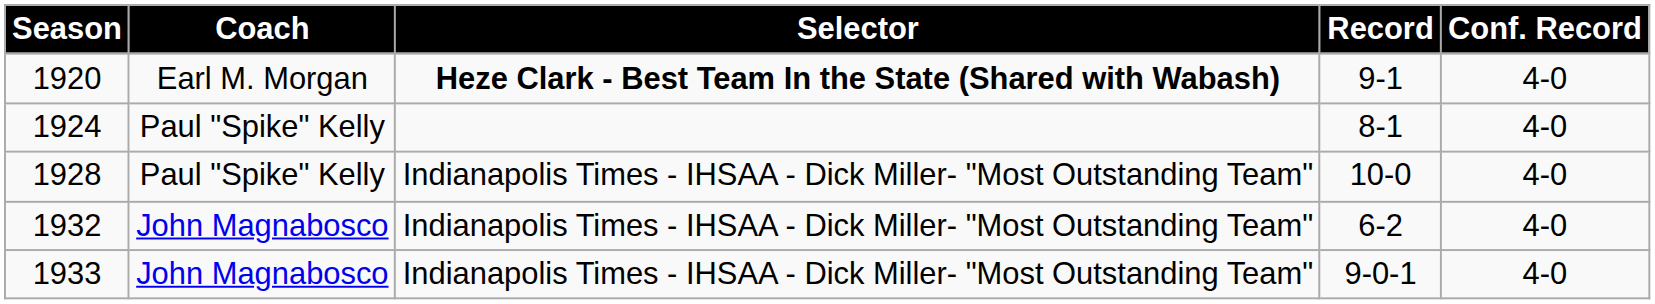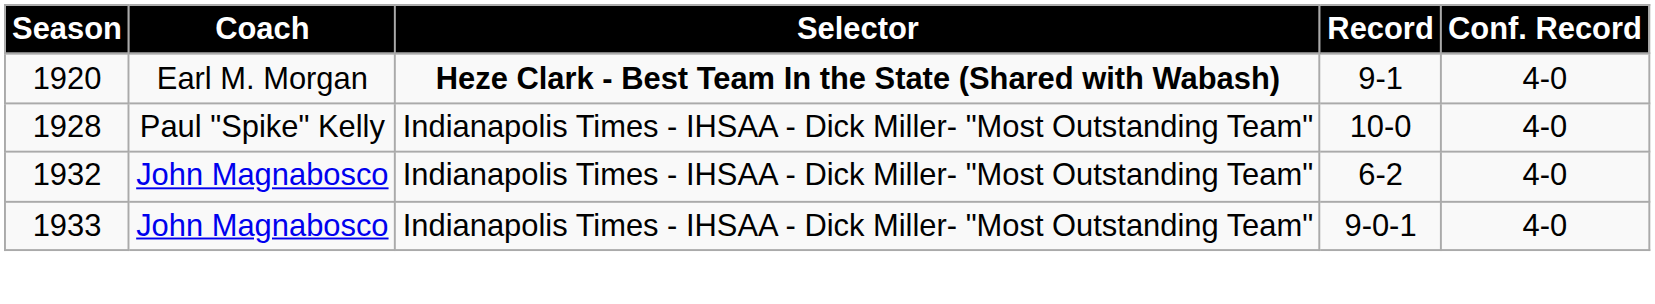- row: (67, 126)
